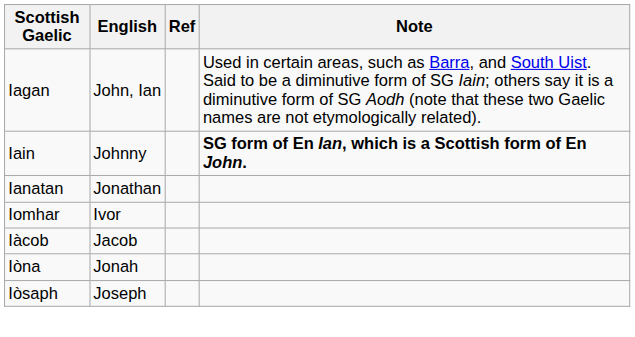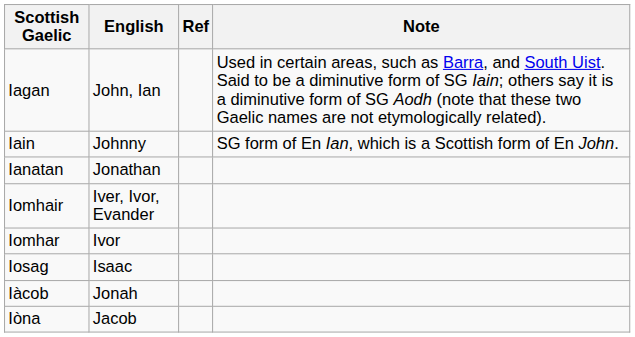(395, 153) bold -> (418, 144) normal
+ row: (36, 205)
+ row: (28, 267)
(115, 240) Jacob -> (115, 293) Jonah
(116, 267) Jonah -> (115, 319) Jacob
- row: (33, 293)
